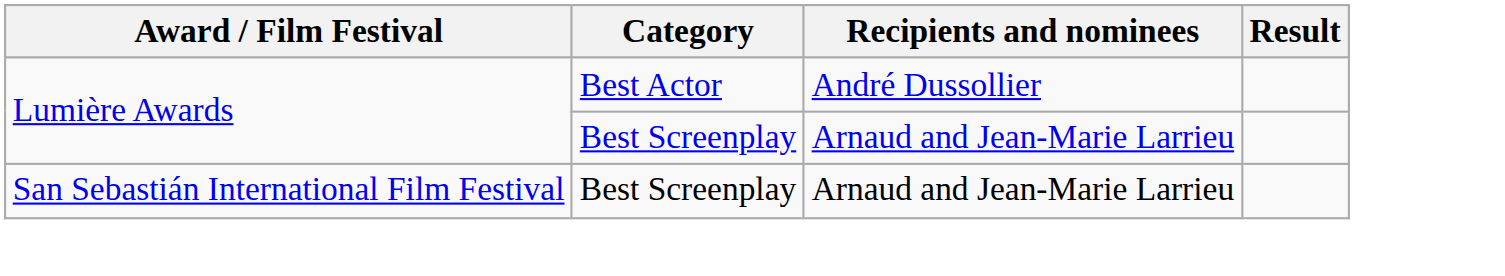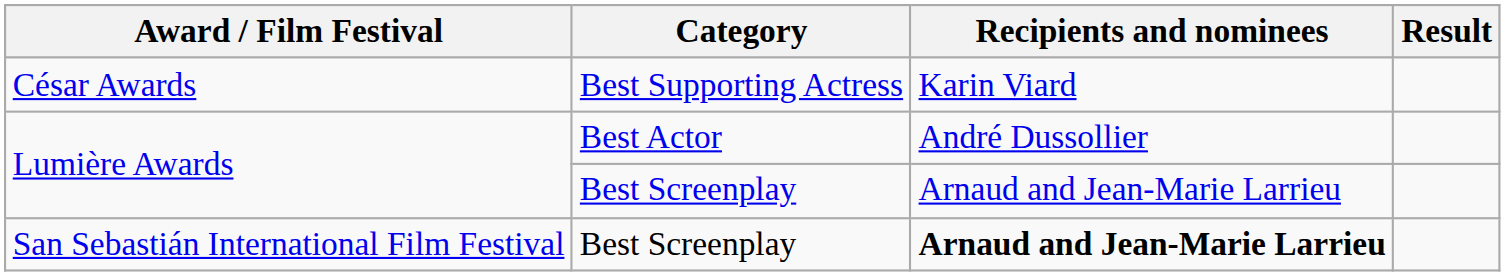+ row: (105, 84)
(1023, 190) normal -> (1152, 243) bold
